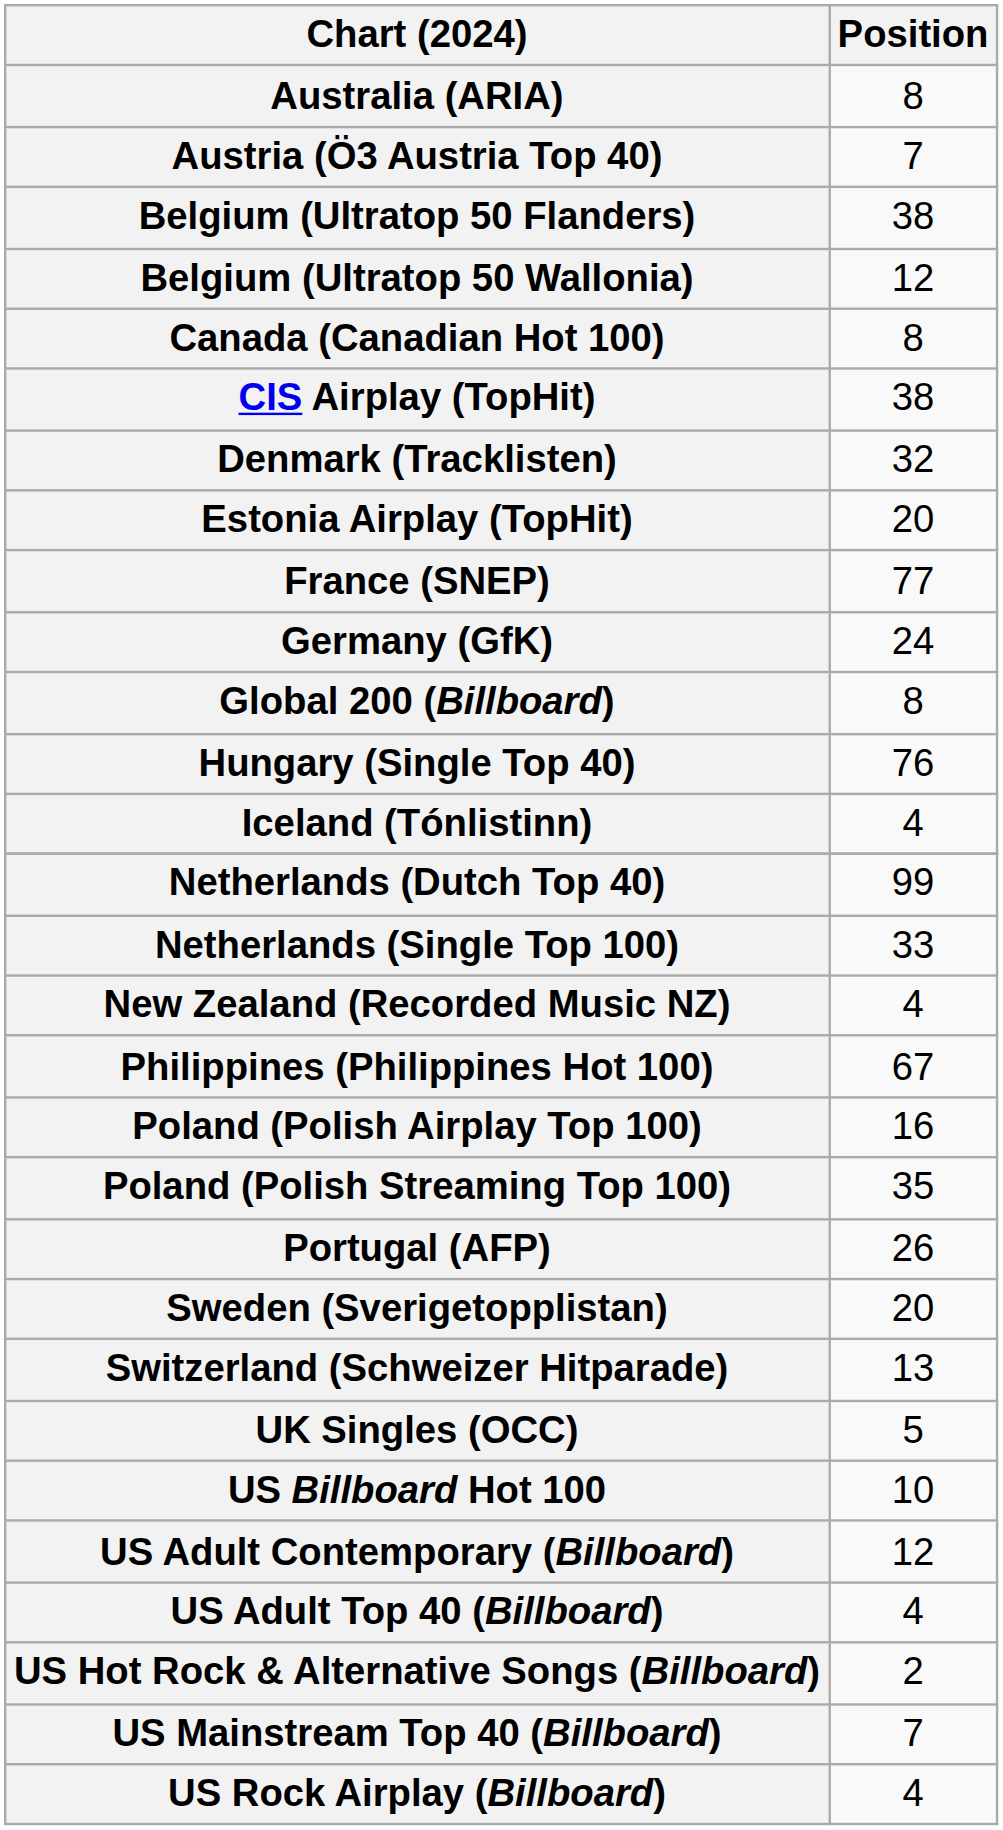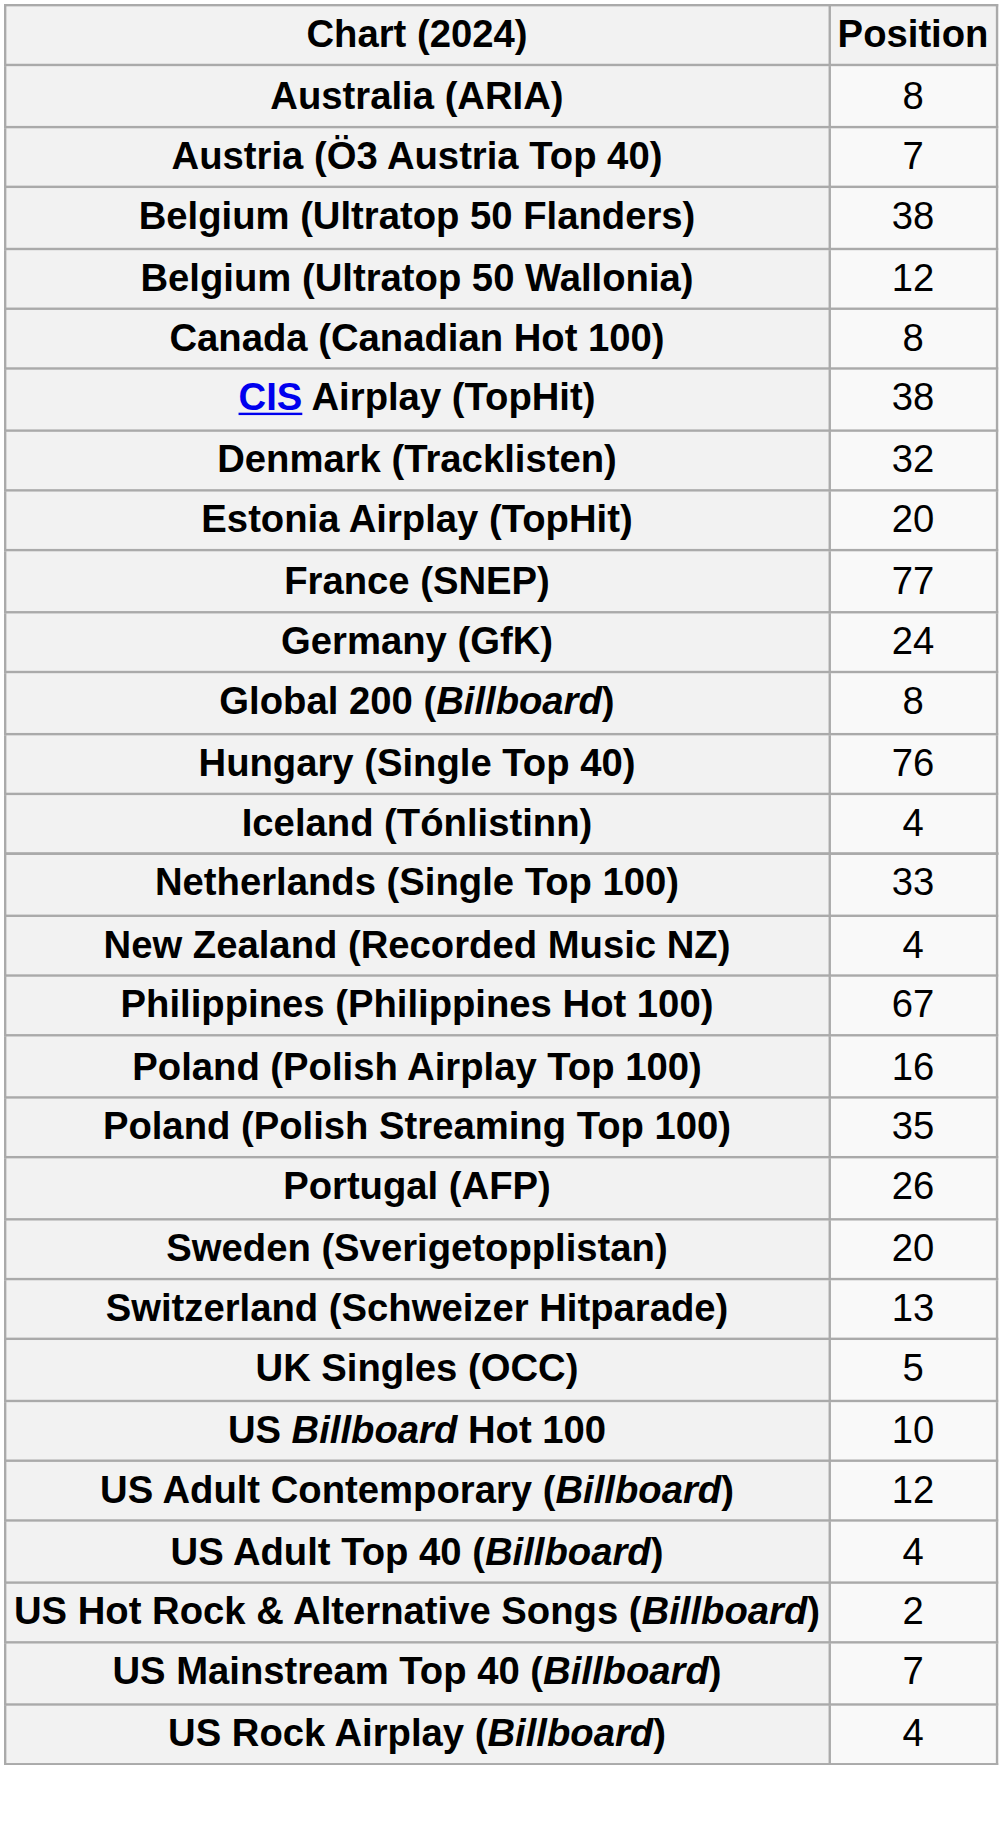- row: (417, 883)
